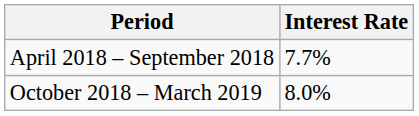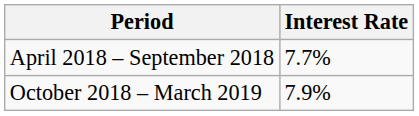(308, 92) 8.0% -> (308, 92) 7.9%
